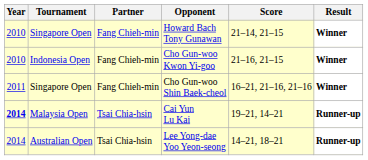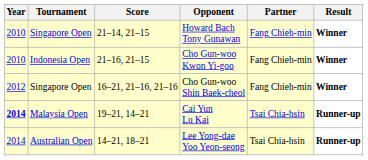columns swapped: (128, 12) <-> (271, 12)
(16, 87) 2011 -> (16, 87) 2012
